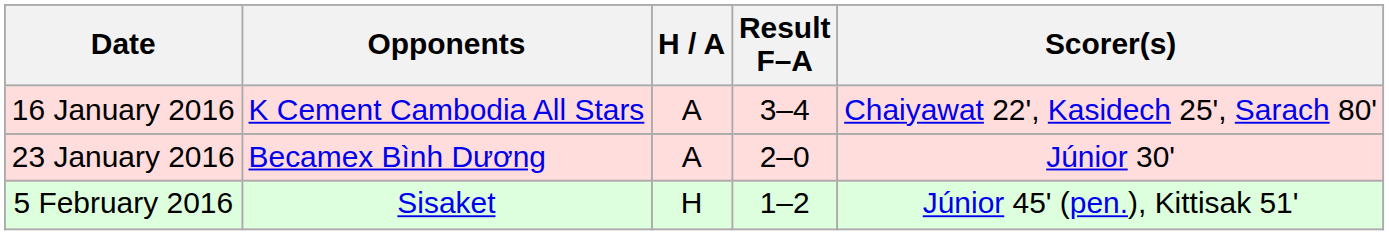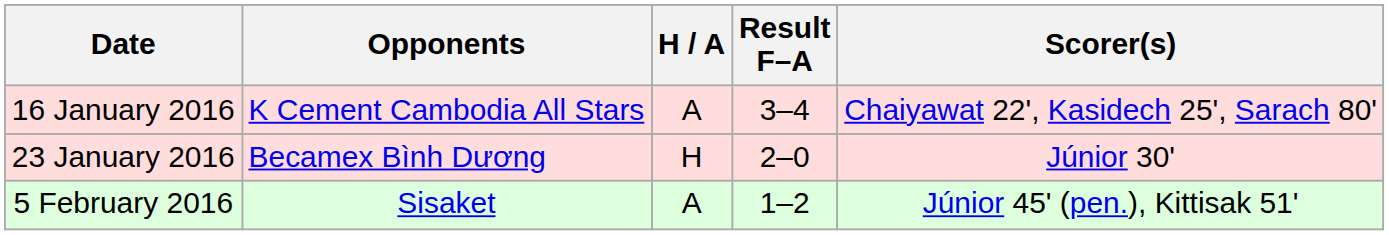(692, 156) A -> (692, 156) H
(692, 204) H -> (692, 204) A
